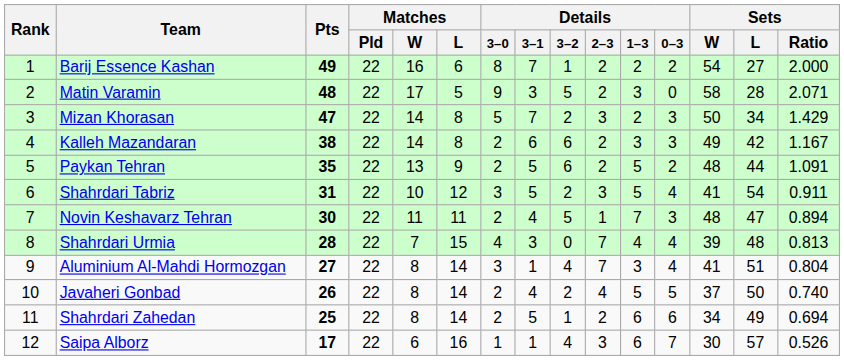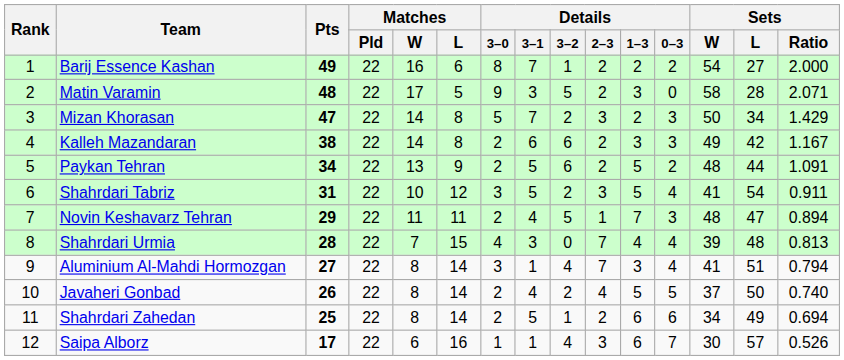(327, 168) 35 -> (327, 168) 34
(327, 218) 30 -> (327, 218) 29
(809, 268) 0.804 -> (809, 268) 0.794
